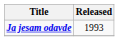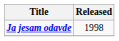(94, 28) 1993 -> (94, 28) 1998
